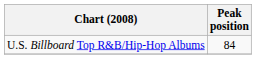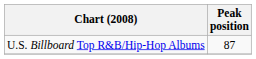(229, 44) 84 -> (229, 44) 87
